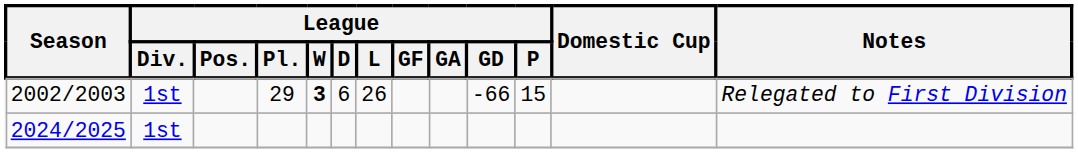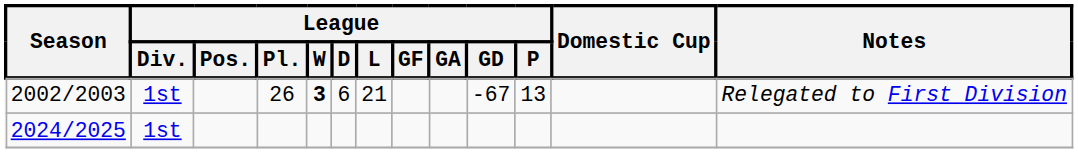(282, 96) 29 -> (282, 96) 26
(374, 96) 26 -> (374, 96) 21
(491, 96) -66 -> (491, 96) -67
(533, 96) 15 -> (533, 96) 13
